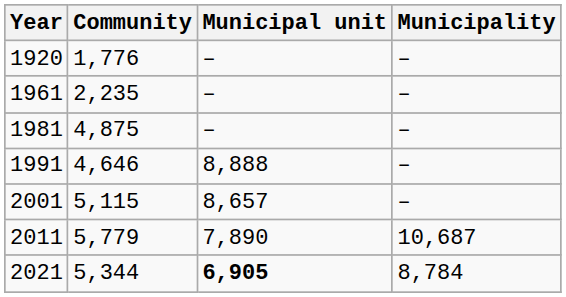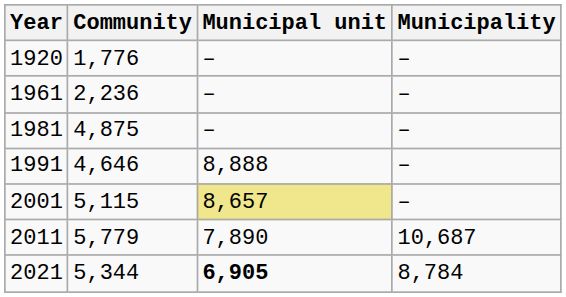(106, 94) 2,235 -> (106, 94) 2,236
(235, 202) no background -> (235, 202) khaki background
